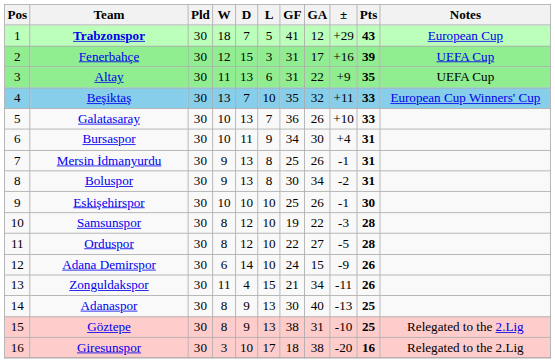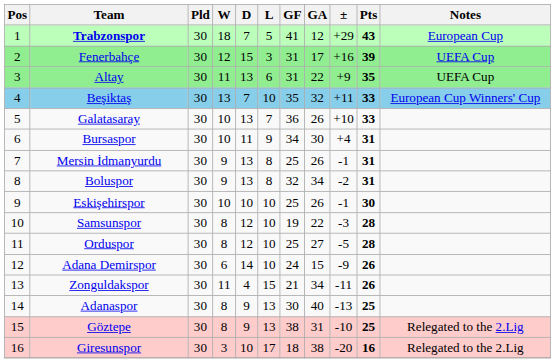(292, 181) 30 -> (292, 181) 32
(292, 243) 22 -> (292, 243) 25
